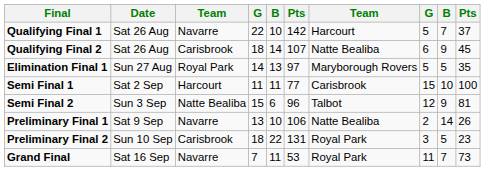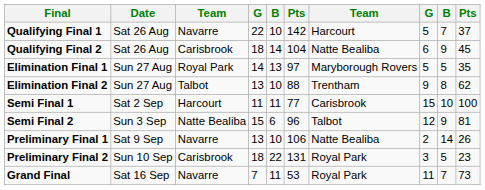(297, 49) 107 -> (297, 49) 104
+ row: (57, 85)
